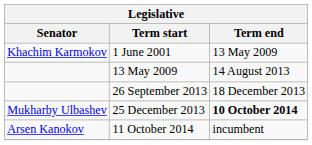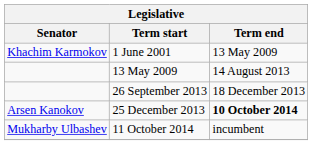(57, 110) Mukharby Ulbashev -> (46, 110) Arsen Kanokov
(46, 129) Arsen Kanokov -> (57, 129) Mukharby Ulbashev
